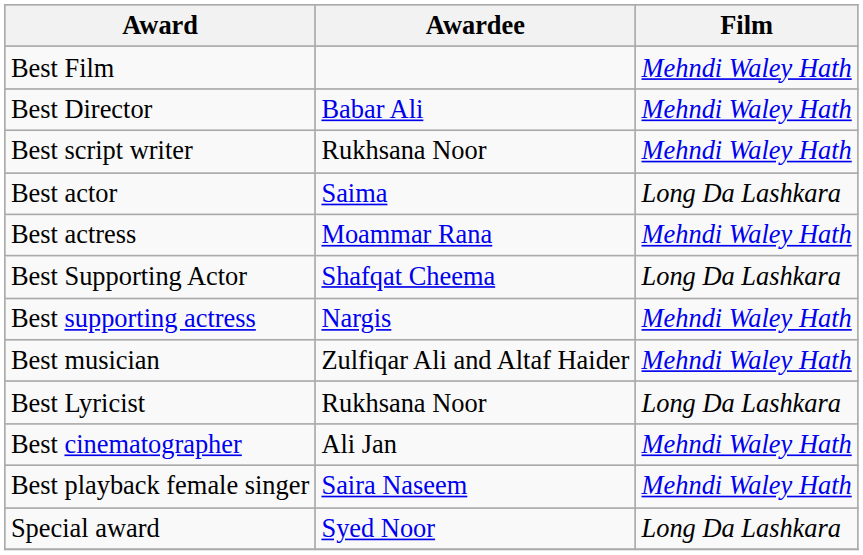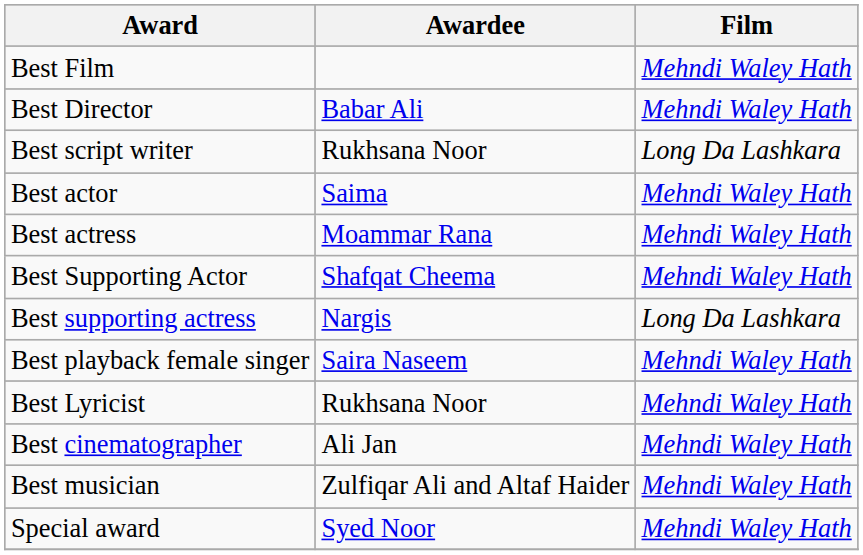(747, 151) Mehndi Waley Hath -> (741, 151) Long Da Lashkara
(741, 192) Long Da Lashkara -> (747, 192) Mehndi Waley Hath
(741, 276) Long Da Lashkara -> (747, 276) Mehndi Waley Hath
(747, 318) Mehndi Waley Hath -> (741, 318) Long Da Lashkara
rows swapped: (85, 360) <-> (160, 485)
(741, 402) Long Da Lashkara -> (747, 402) Mehndi Waley Hath
(741, 527) Long Da Lashkara -> (747, 527) Mehndi Waley Hath
